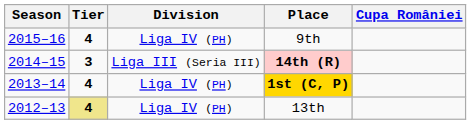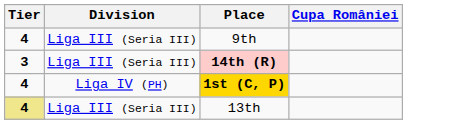- column: (37, 16)
(186, 39) Liga IV (PH) -> (122, 39) Liga III (Seria III)
(186, 108) Liga IV (PH) -> (122, 108) Liga III (Seria III)
